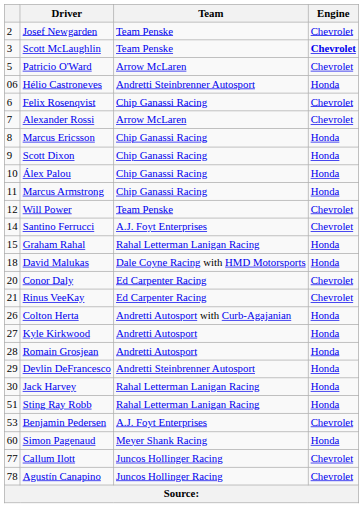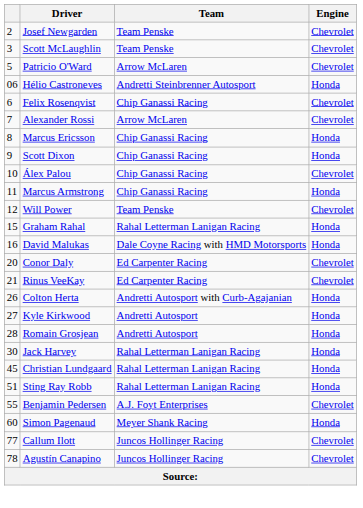(333, 49) bold -> (333, 49) normal
(325, 173) Honda -> (333, 173) Chevrolet
- row: (58, 227)
(12, 262) 18 -> (12, 244) 16
- row: (67, 369)
+ row: (67, 369)
(12, 422) 53 -> (12, 405) 55
